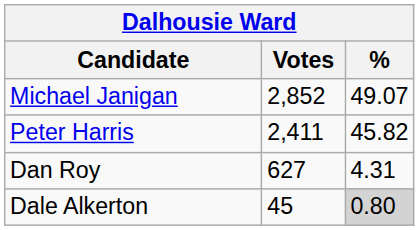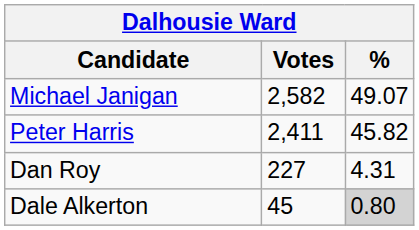(296, 96) 2,852 -> (296, 96) 2,582
(287, 170) 627 -> (287, 170) 227
